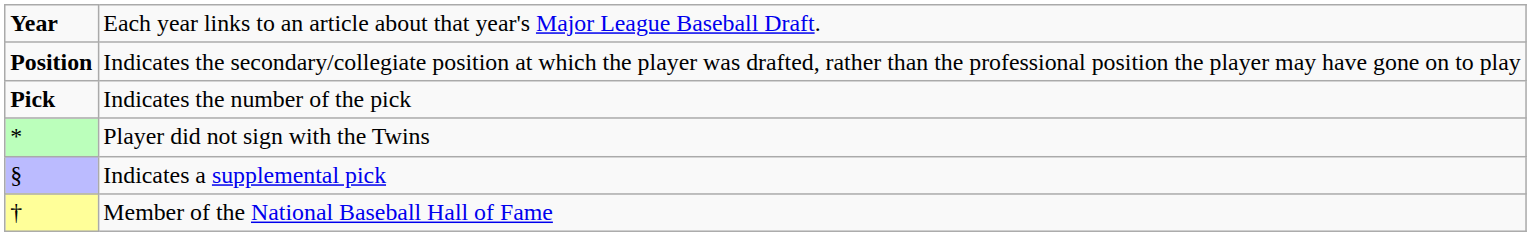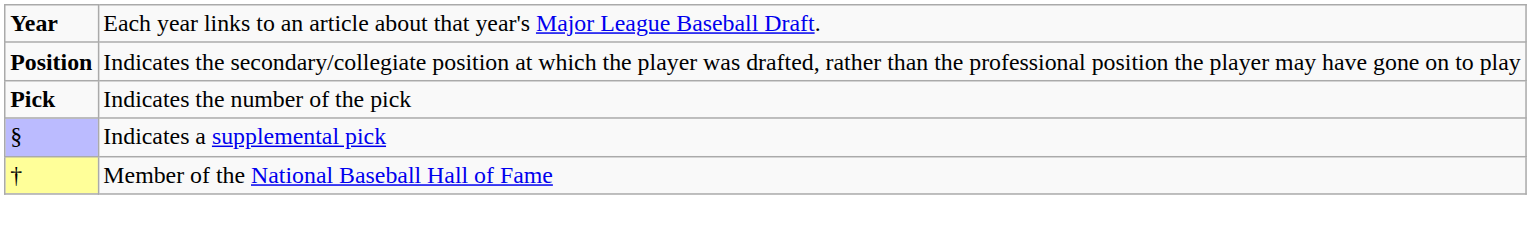- row: (267, 136)
